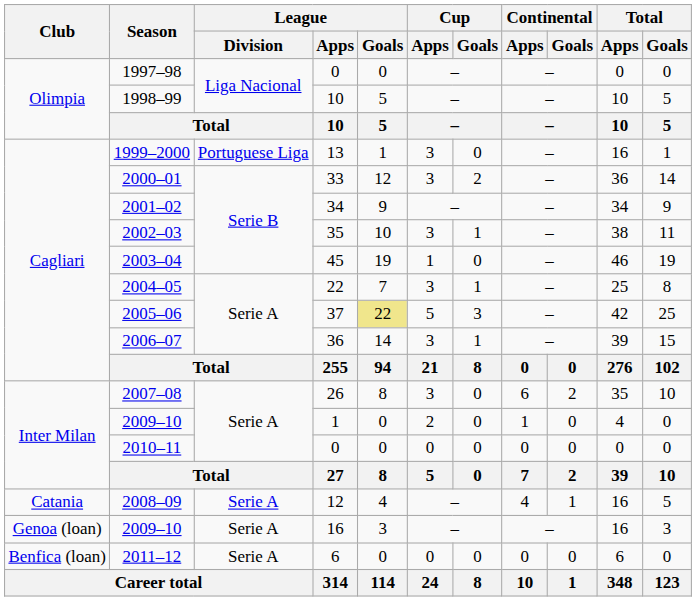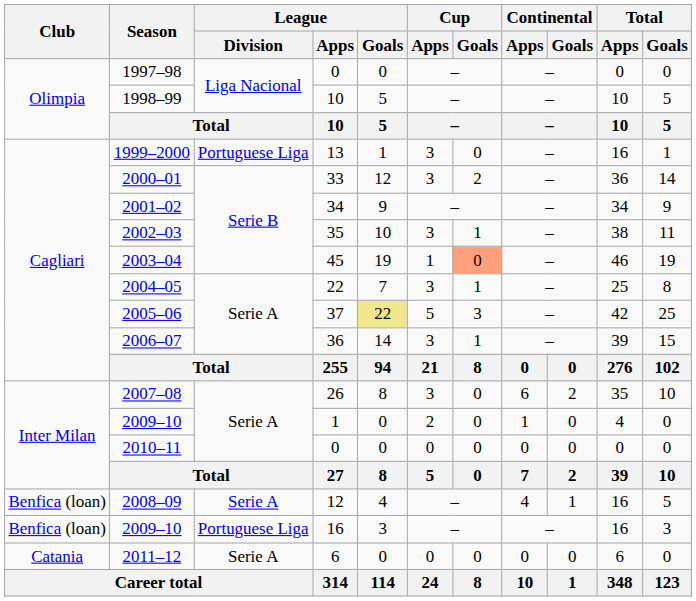(477, 260) no background -> (477, 260) lightsalmon background
(57, 502) Catania -> (57, 502) Benfica (loan)
(57, 529) Genoa (loan) -> (57, 529) Benfica (loan)
(253, 529) Serie A -> (253, 529) Portuguese Liga
(57, 555) Benfica (loan) -> (57, 555) Catania
